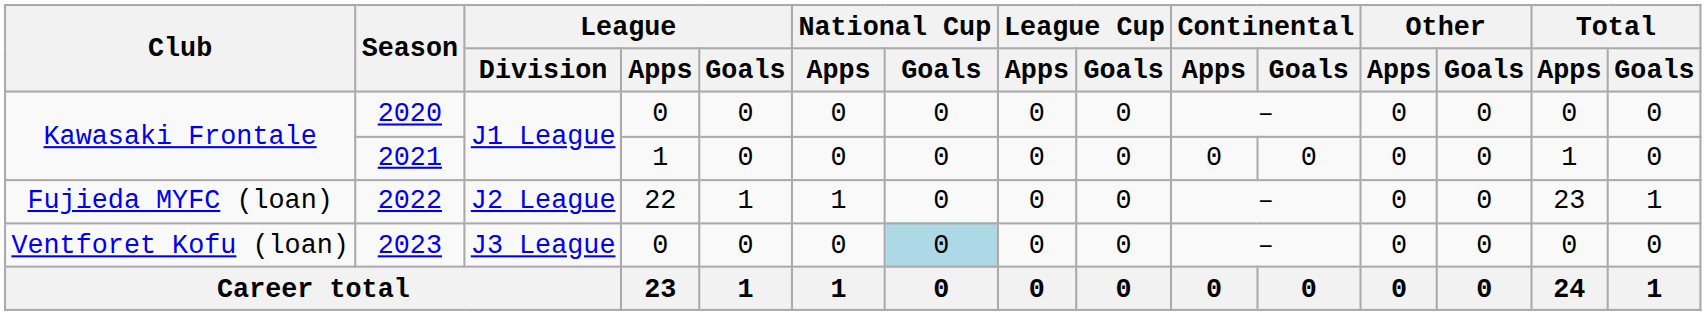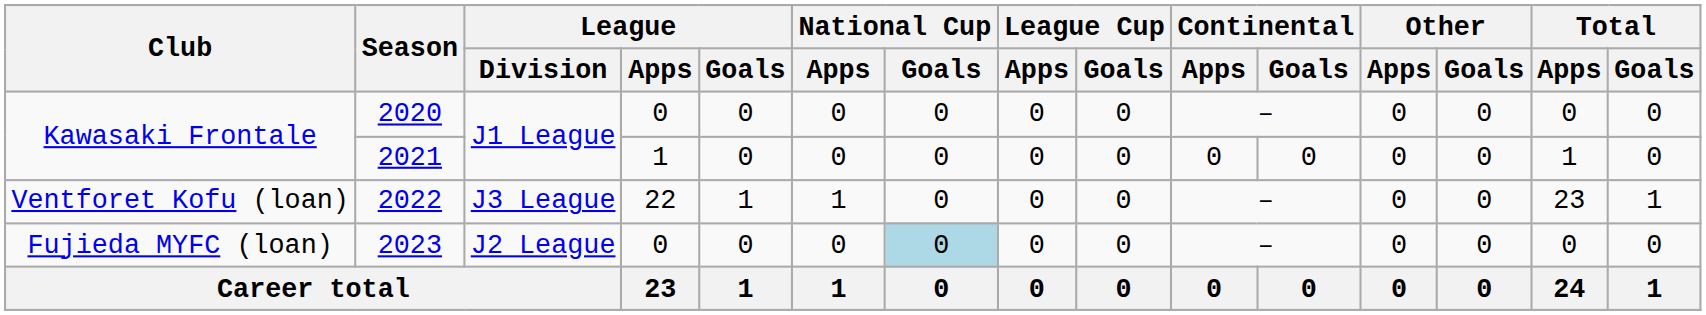(180, 201) Fujieda MYFC (loan) -> (180, 201) Ventforet Kofu (loan)
(543, 201) J2 League -> (543, 201) J3 League
(180, 245) Ventforet Kofu (loan) -> (180, 245) Fujieda MYFC (loan)
(543, 245) J3 League -> (543, 245) J2 League
